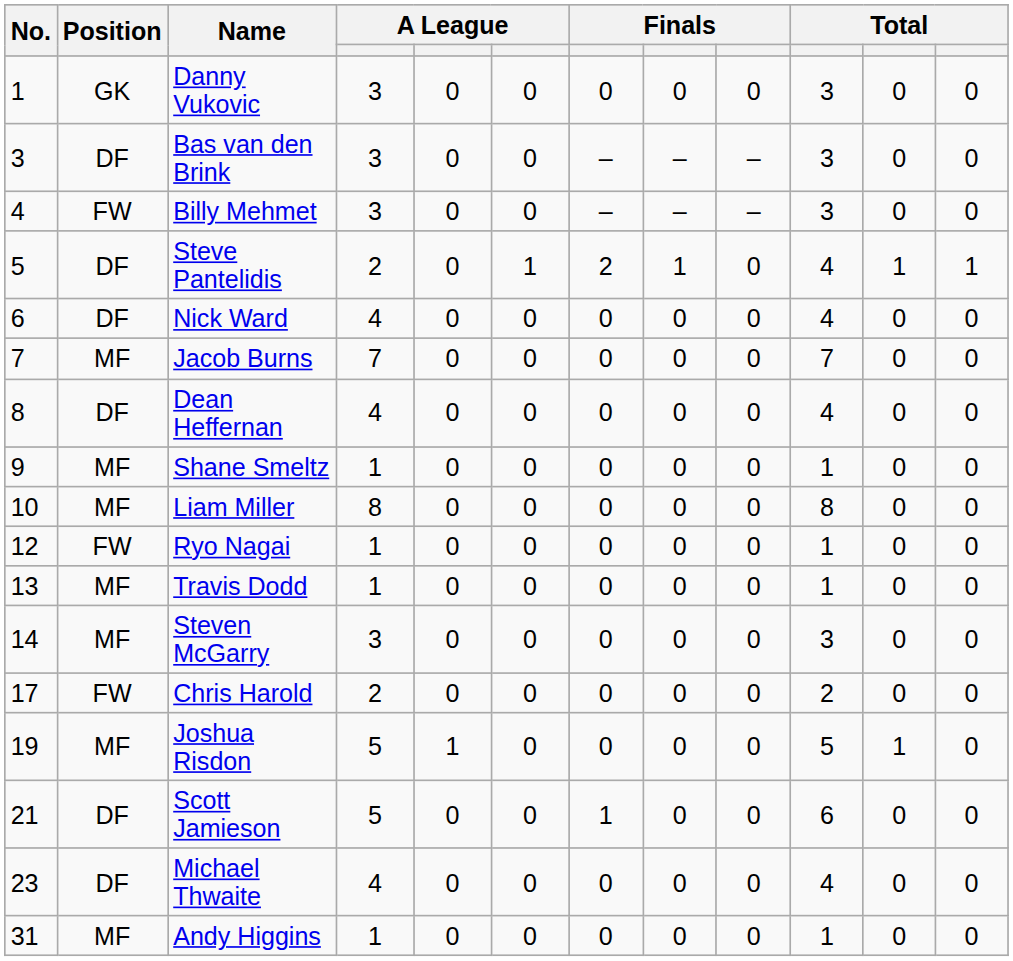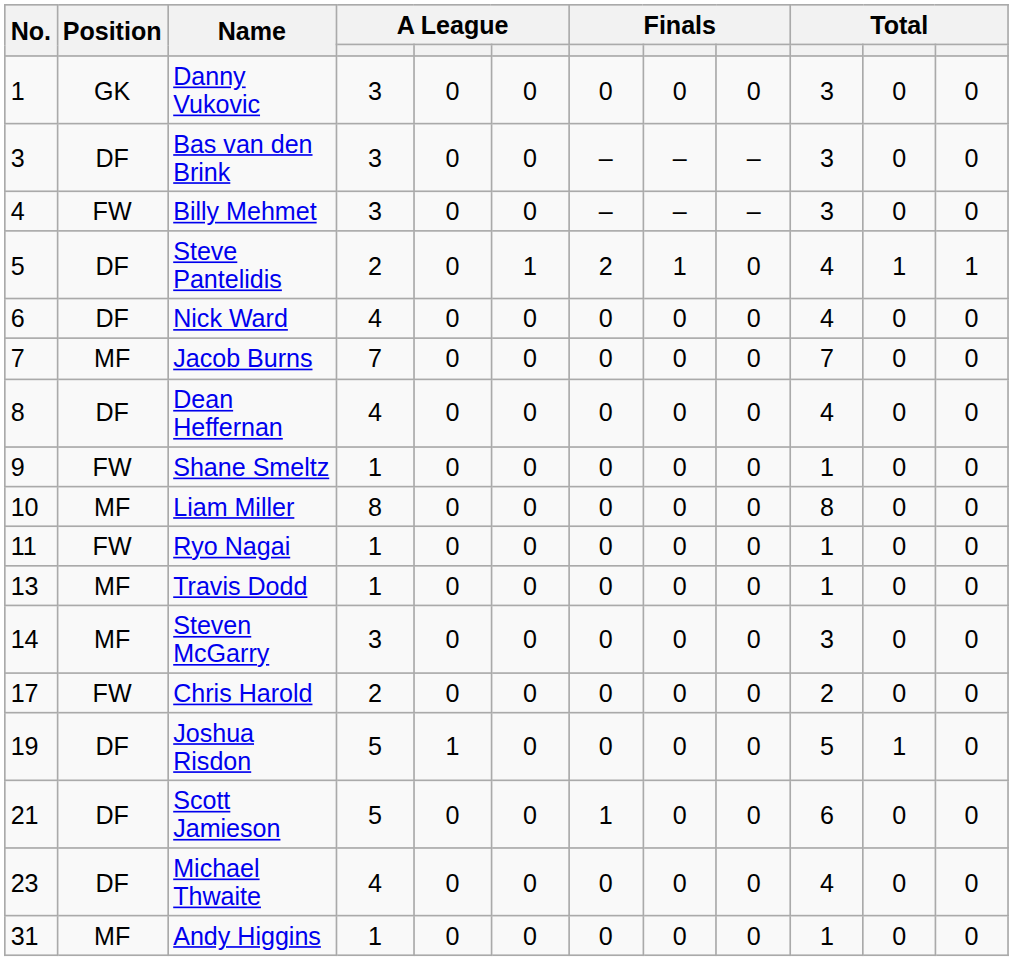(112, 466) MF -> (112, 466) FW
(25, 546) 12 -> (24, 546) 11
(112, 747) MF -> (112, 747) DF
